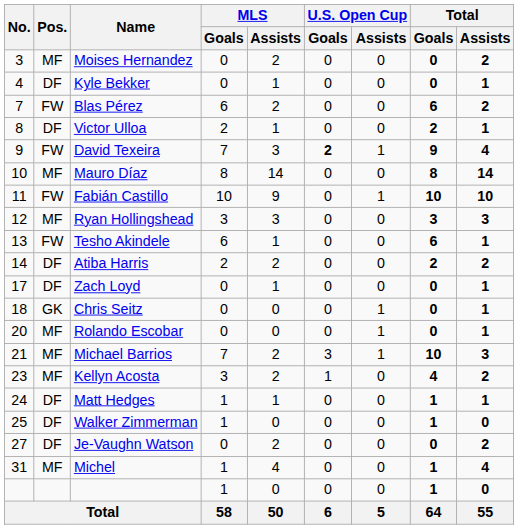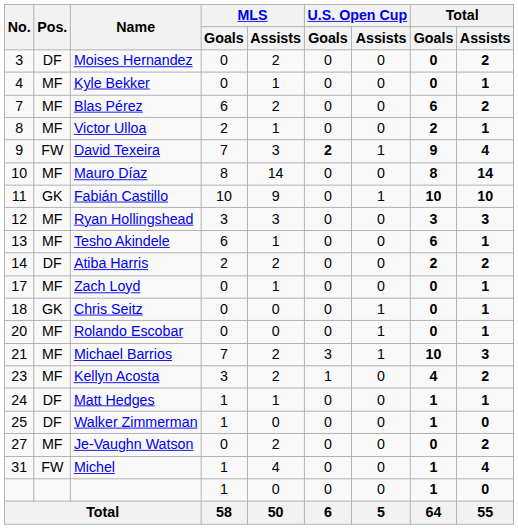(52, 60) MF -> (52, 60) DF
(52, 83) DF -> (52, 83) MF
(52, 106) FW -> (52, 106) MF
(52, 128) DF -> (52, 128) MF
(52, 196) FW -> (52, 196) GK
(52, 241) FW -> (52, 241) MF
(52, 286) DF -> (52, 286) MF
(52, 444) DF -> (52, 444) MF
(52, 467) MF -> (52, 467) FW
